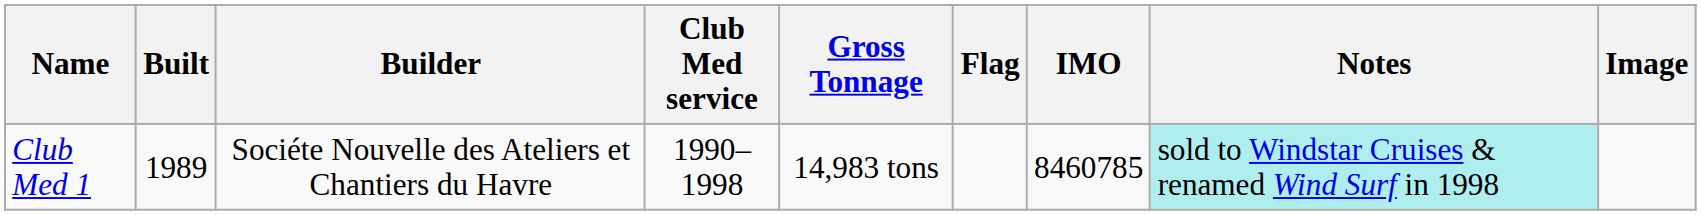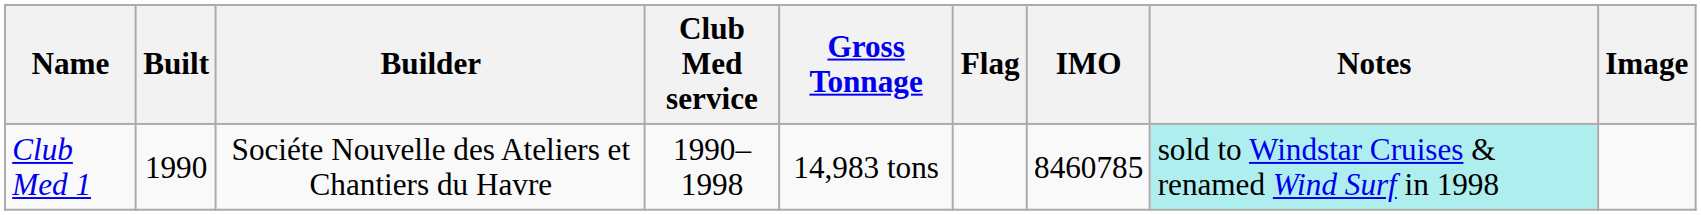(176, 166) 1989 -> (176, 166) 1990
